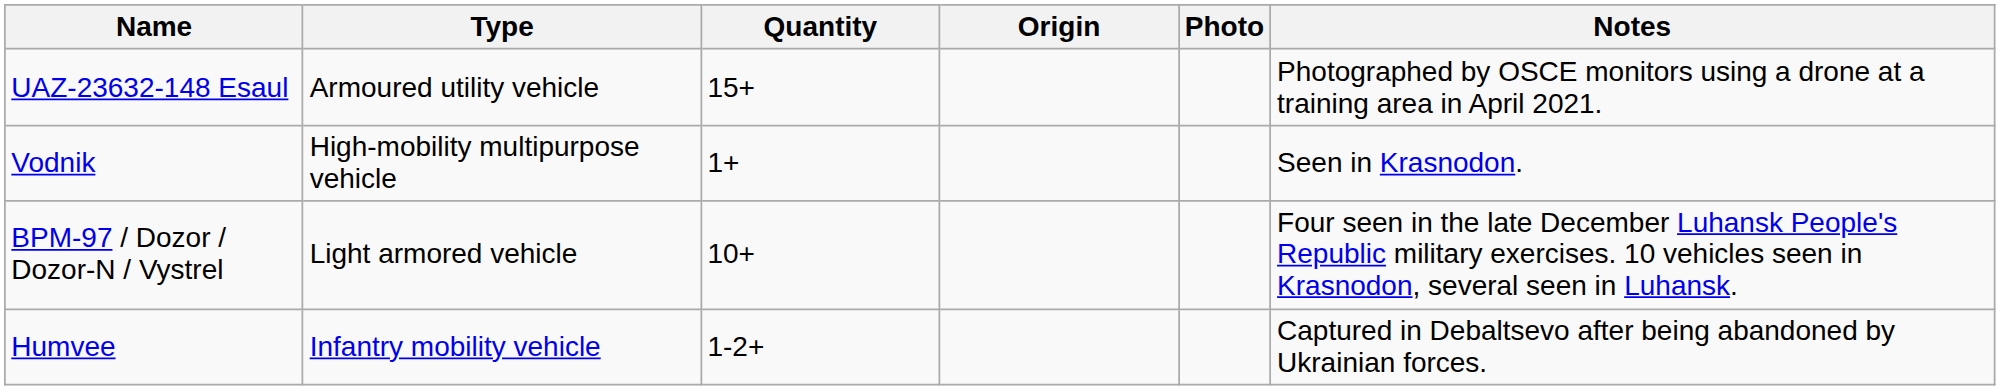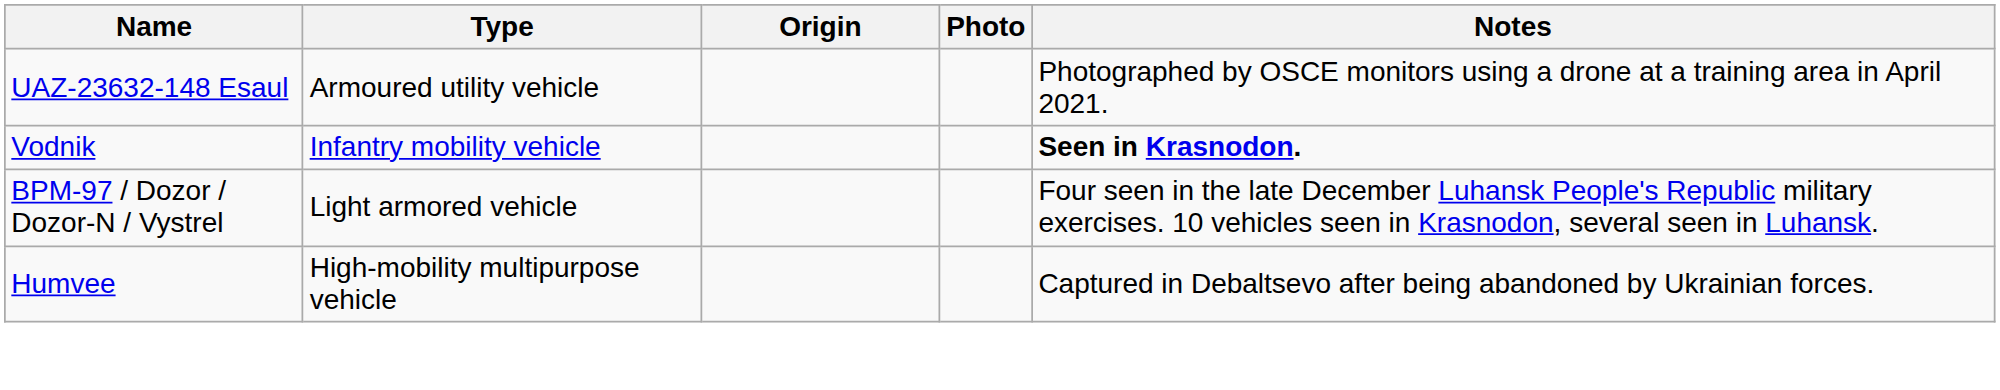- column: (820, 26)
(475, 162) High-mobility multipurpose vehicle -> (455, 147) Infantry mobility vehicle
(1400, 162) normal -> (1170, 147) bold
(455, 346) Infantry mobility vehicle -> (475, 283) High-mobility multipurpose vehicle
